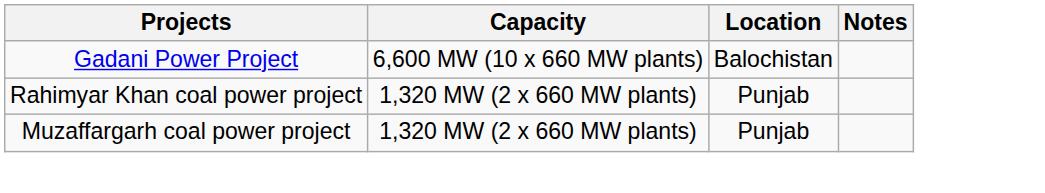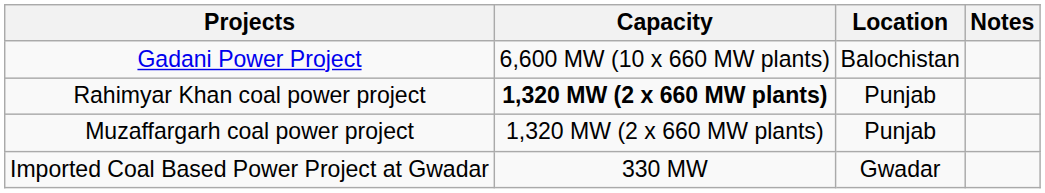(538, 95) normal -> (665, 95) bold
+ row: (250, 168)
